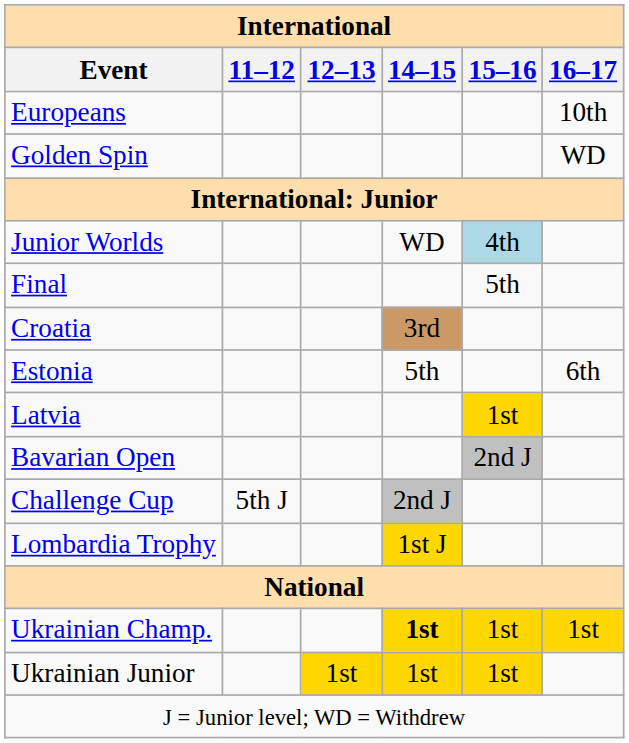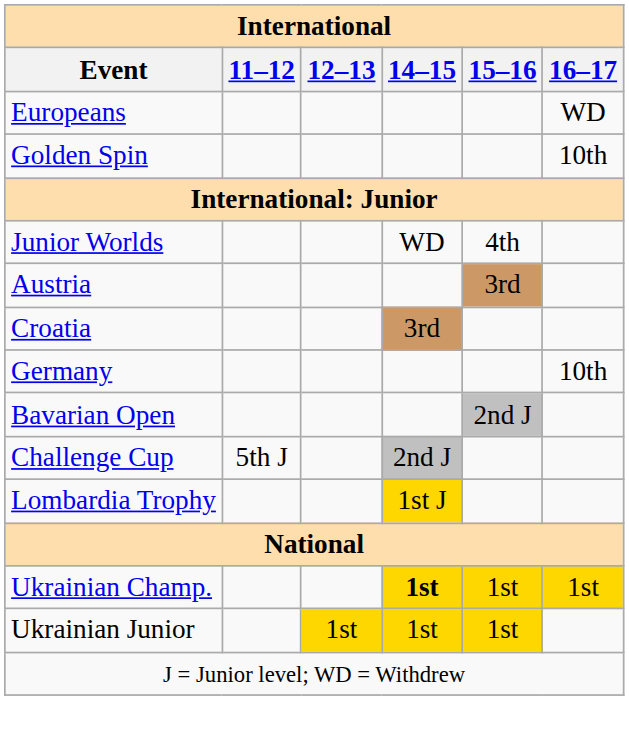(583, 112) 10th -> (583, 112) WD
(583, 155) WD -> (583, 155) 10th
(503, 241) lightblue background -> (503, 241) no background
- row: (39, 284)
+ row: (51, 284)
- row: (52, 371)
+ row: (62, 371)
- row: (46, 414)
